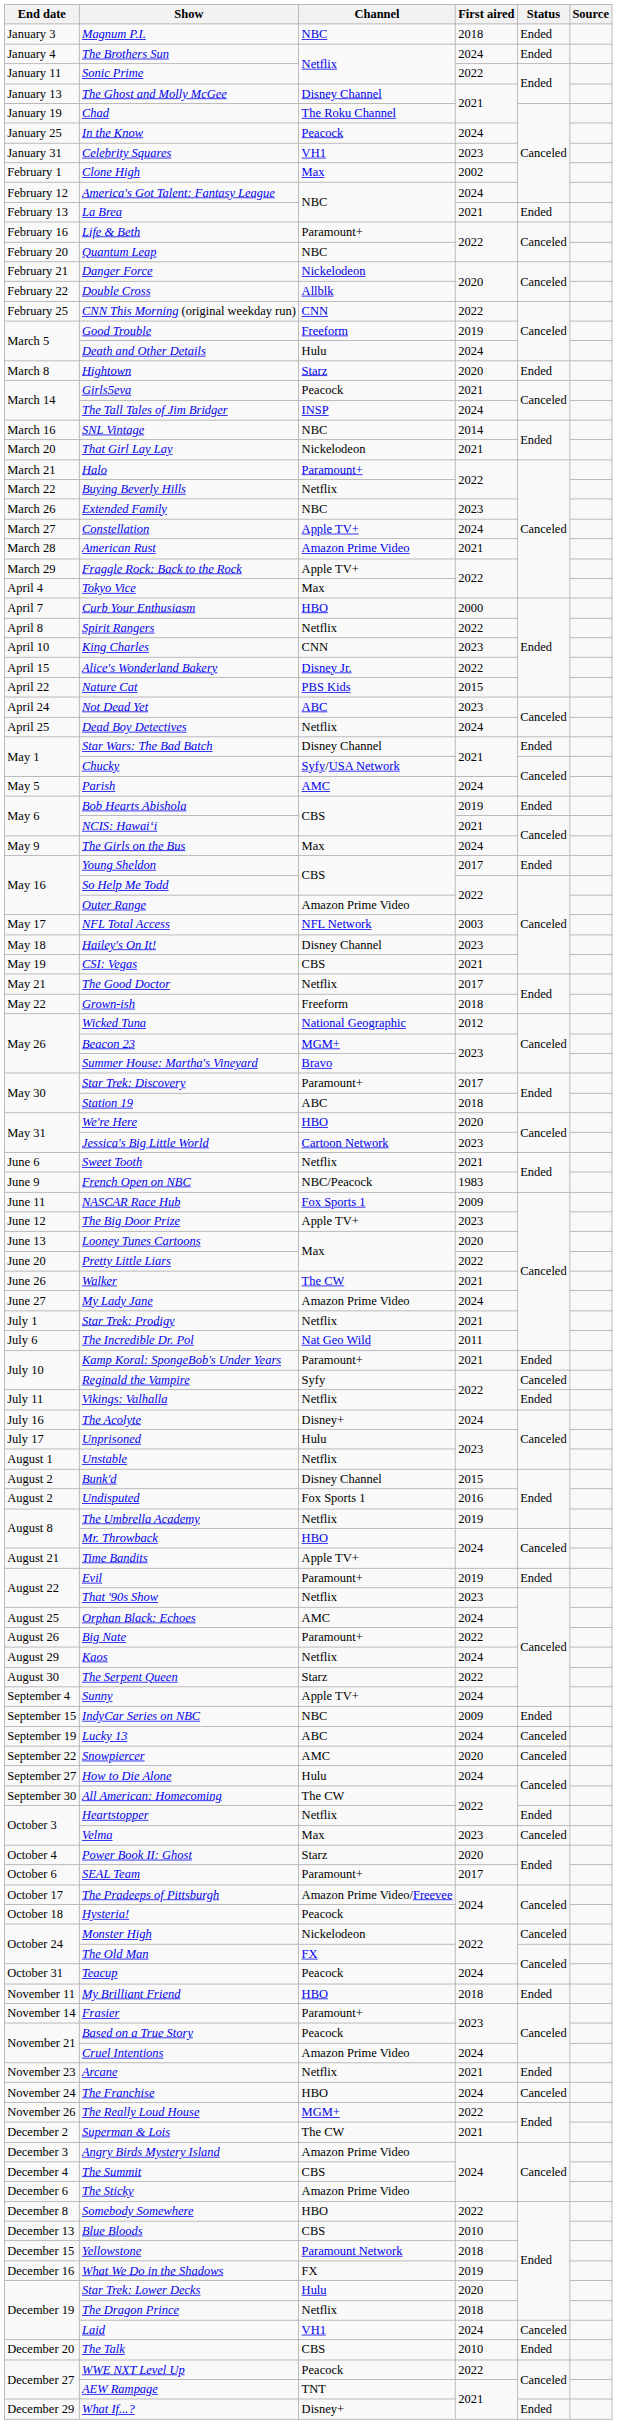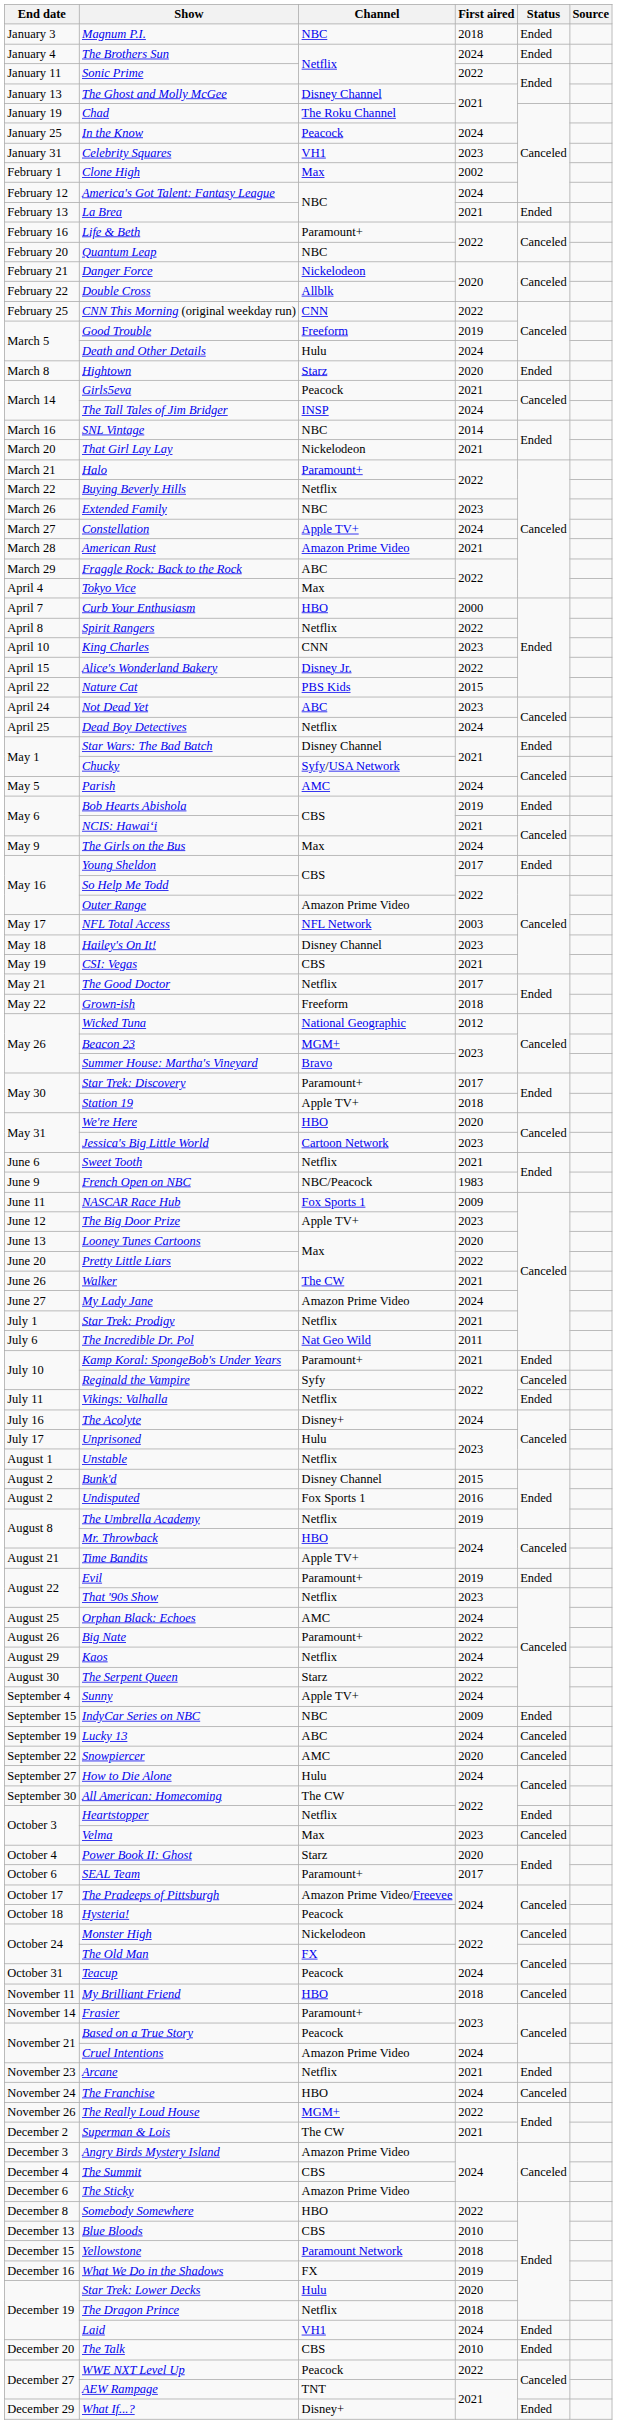(330, 568) Apple TV+ -> (314, 568) ABC
(314, 1102) ABC -> (330, 1102) Apple TV+
(536, 1993) Ended -> (543, 1993) Canceled
(543, 2330) Canceled -> (536, 2330) Ended
